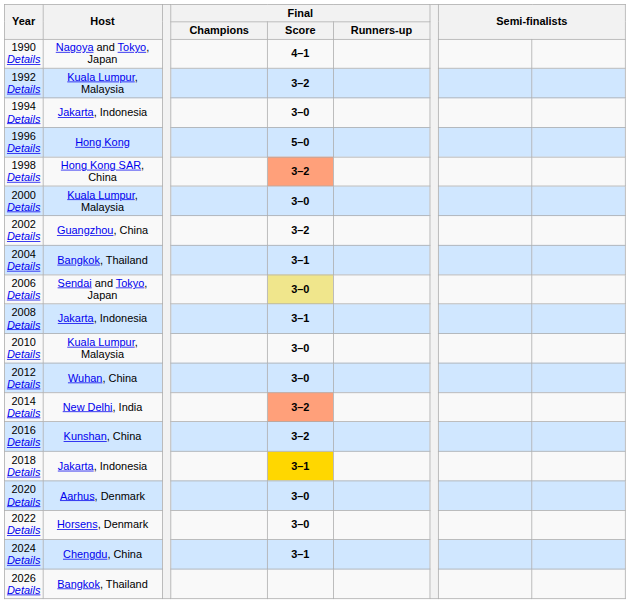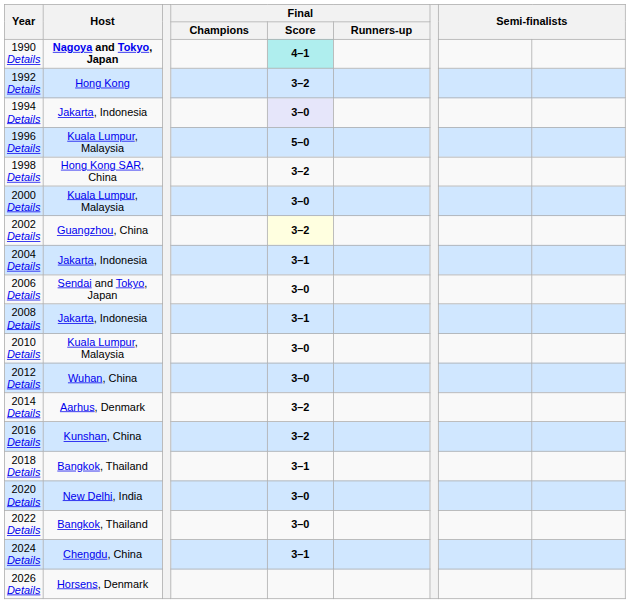(103, 54) normal -> (103, 54) bold
(300, 54) no background -> (300, 54) paleturquoise background
(103, 84) Kuala Lumpur, Malaysia -> (103, 84) Hong Kong
(300, 113) no background -> (300, 113) lavender background
(103, 142) Hong Kong -> (103, 142) Kuala Lumpur, Malaysia
(300, 172) lightsalmon background -> (300, 172) no background
(300, 231) no background -> (300, 231) lightyellow background
(103, 260) Bangkok, Thailand -> (103, 260) Jakarta, Indonesia
(300, 290) khaki background -> (300, 290) no background
(103, 407) New Delhi, India -> (103, 407) Aarhus, Denmark
(300, 407) lightsalmon background -> (300, 407) no background
(103, 466) Jakarta, Indonesia -> (103, 466) Bangkok, Thailand
(300, 466) gold background -> (300, 466) no background
(103, 496) Aarhus, Denmark -> (103, 496) New Delhi, India
(103, 525) Horsens, Denmark -> (103, 525) Bangkok, Thailand
(103, 584) Bangkok, Thailand -> (103, 584) Horsens, Denmark
